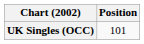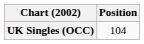(118, 30) 101 -> (118, 30) 104
